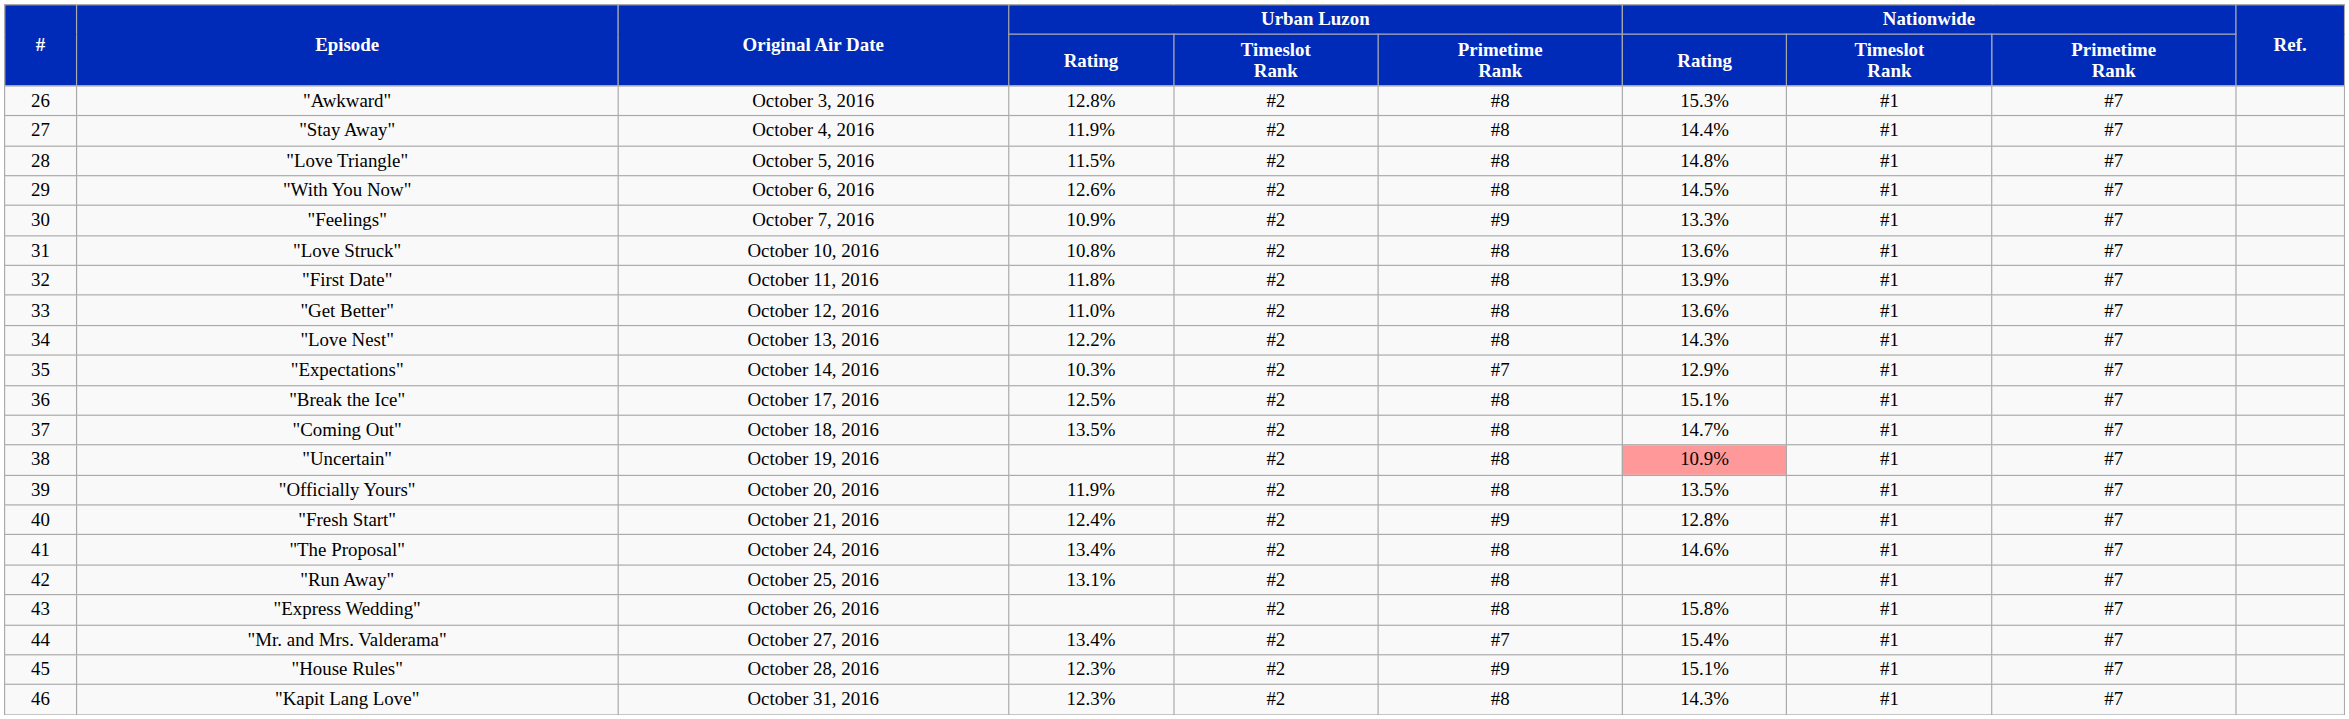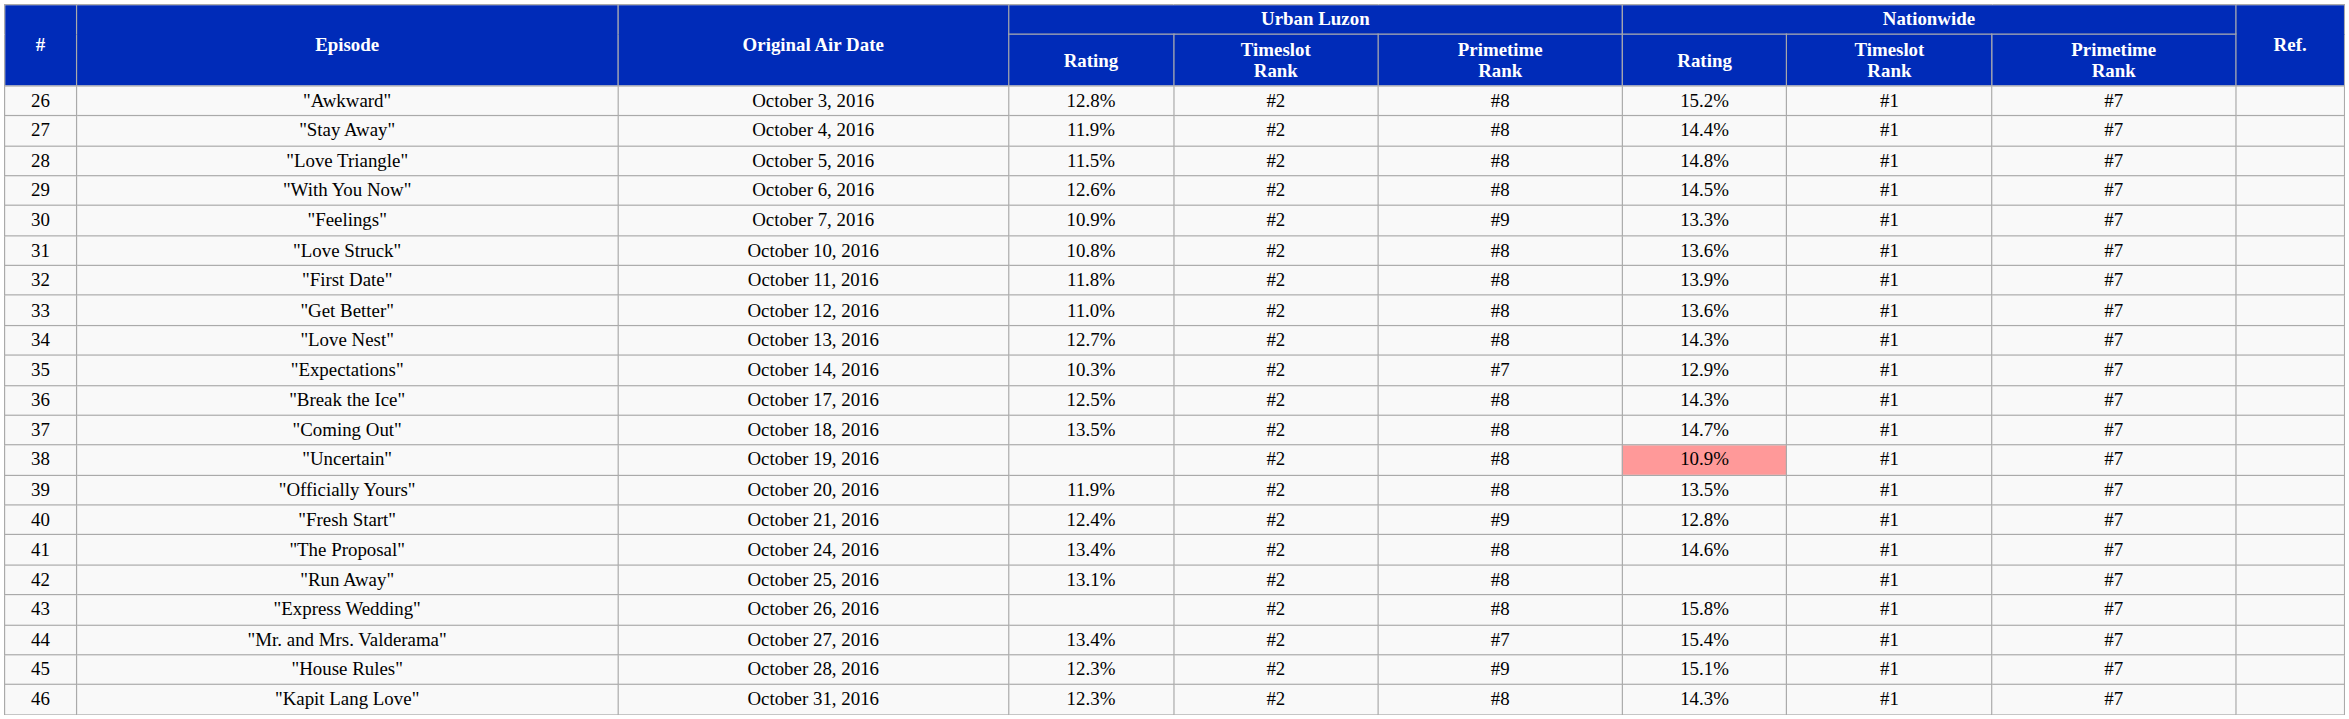(1705, 100) 15.3% -> (1705, 100) 15.2%
(1091, 340) 12.2% -> (1091, 340) 12.7%
(1705, 400) 15.1% -> (1705, 400) 14.3%
